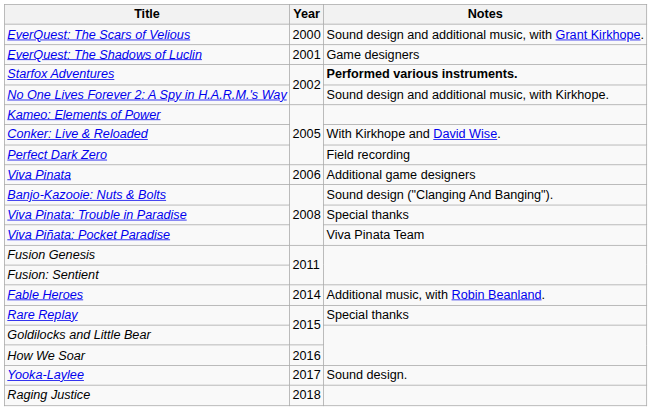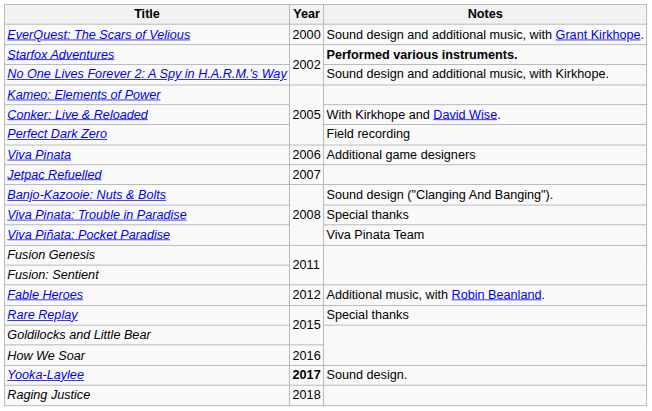- row: (105, 54)
+ row: (54, 174)
(307, 295) 2014 -> (307, 295) 2012
(307, 375) normal -> (307, 375) bold
